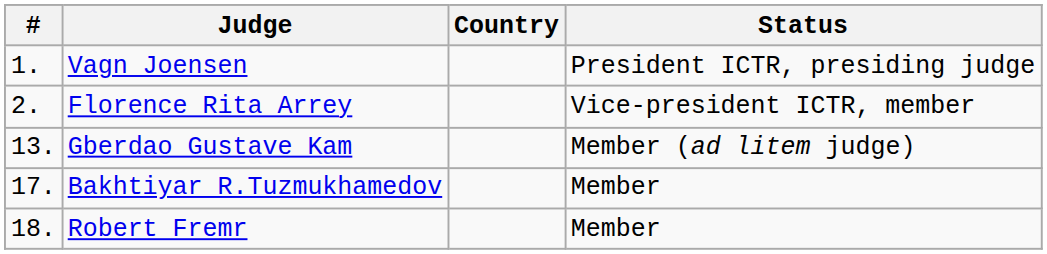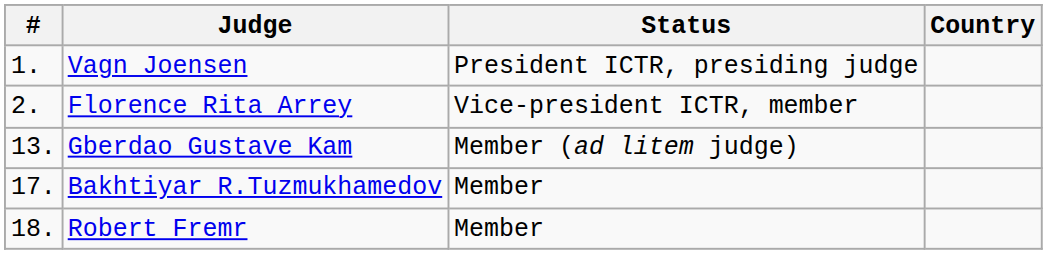columns swapped: (507, 25) <-> (803, 25)
